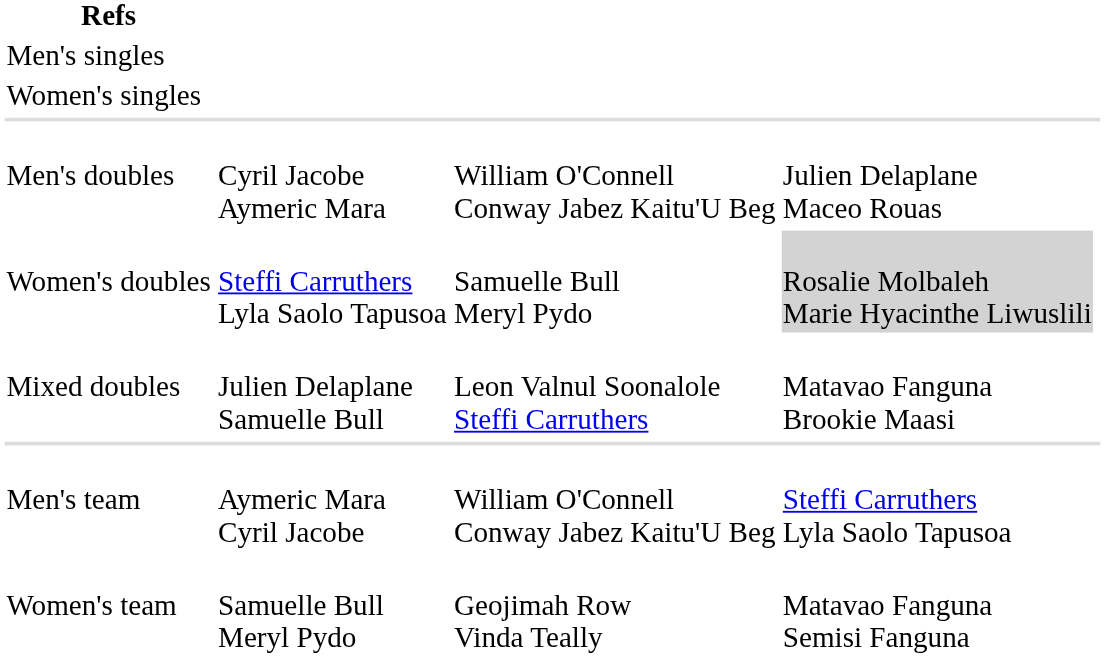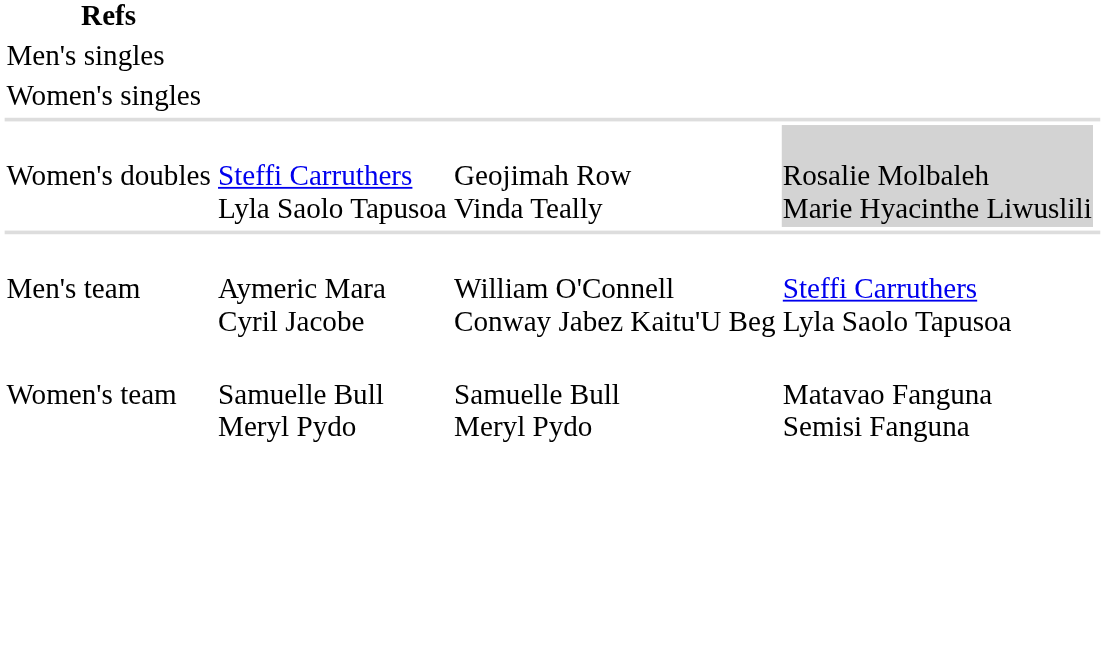- row: (90, 175)
(537, 297) Samuelle Bull Meryl Pydo -> (543, 191) Geojimah Row Vinda Teally
- row: (93, 386)
(543, 621) Geojimah Row Vinda Teally -> (537, 410) Samuelle Bull Meryl Pydo
